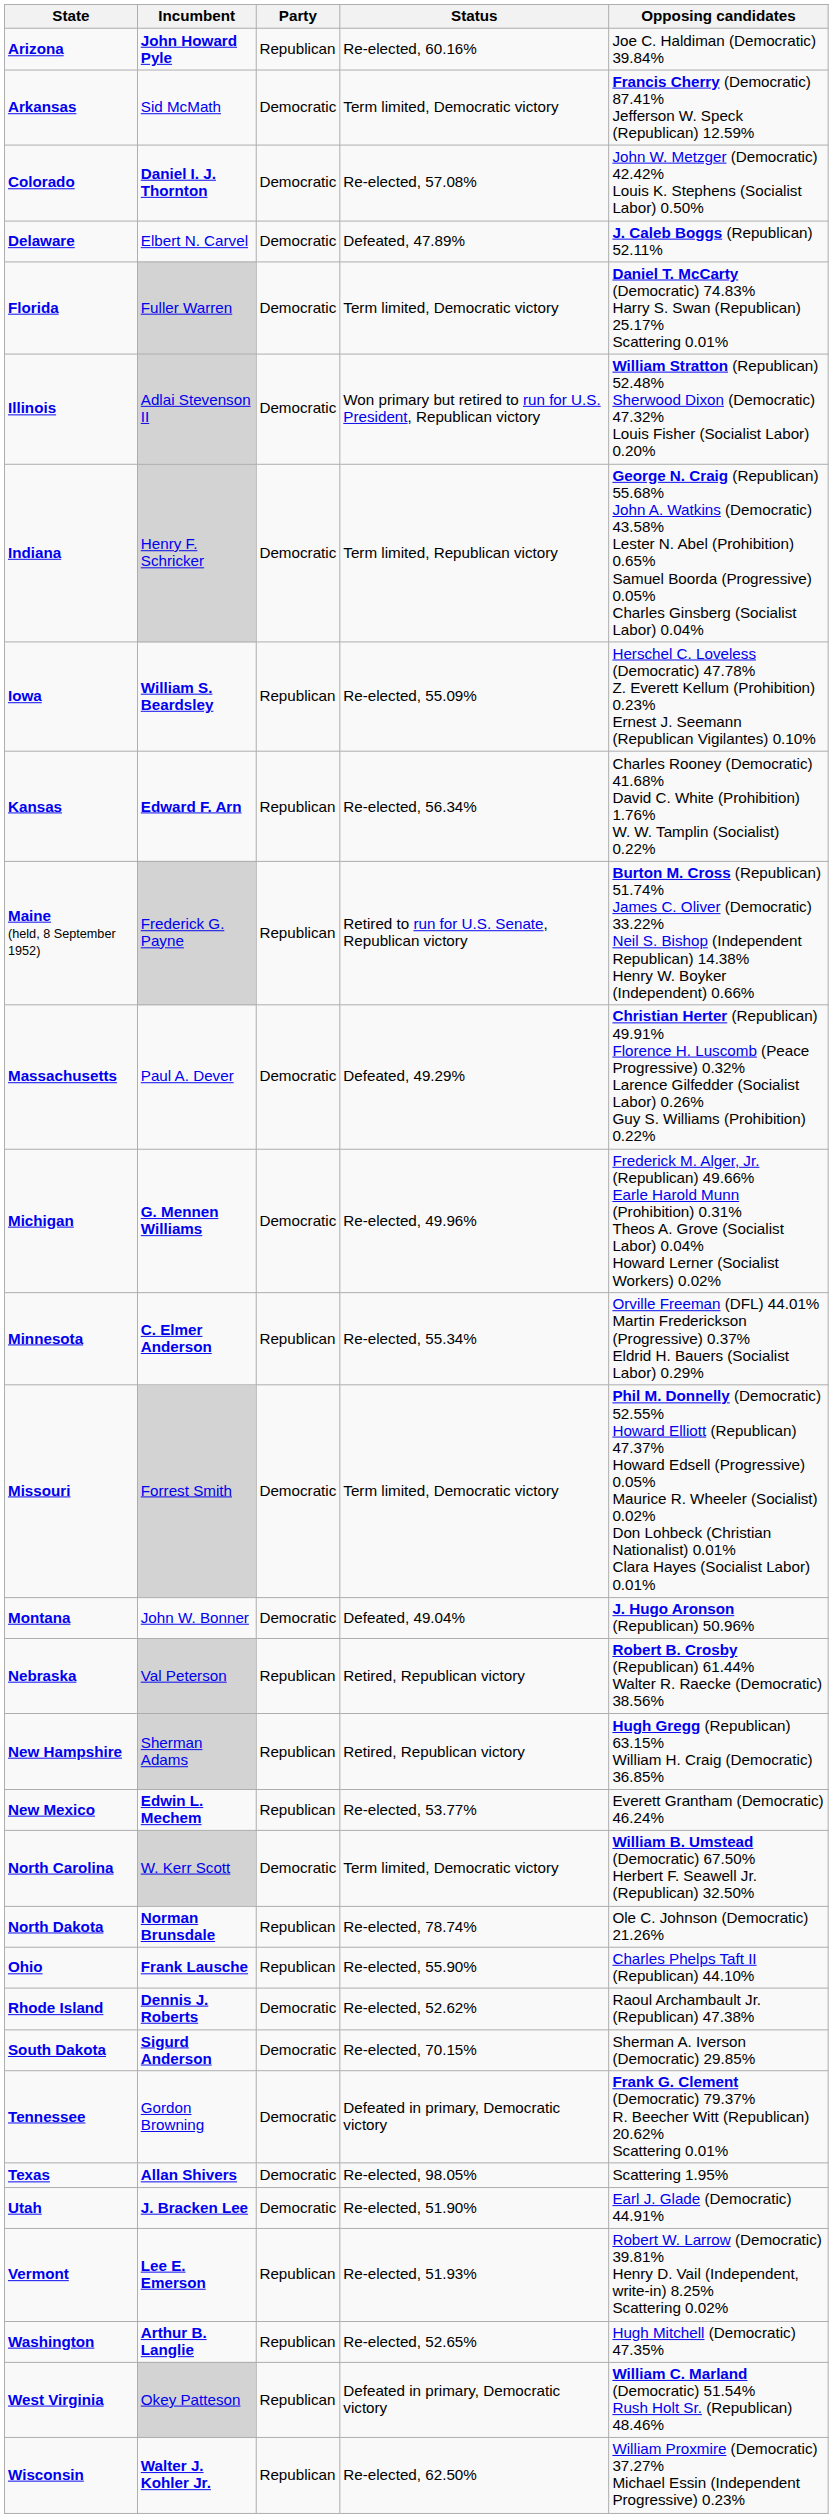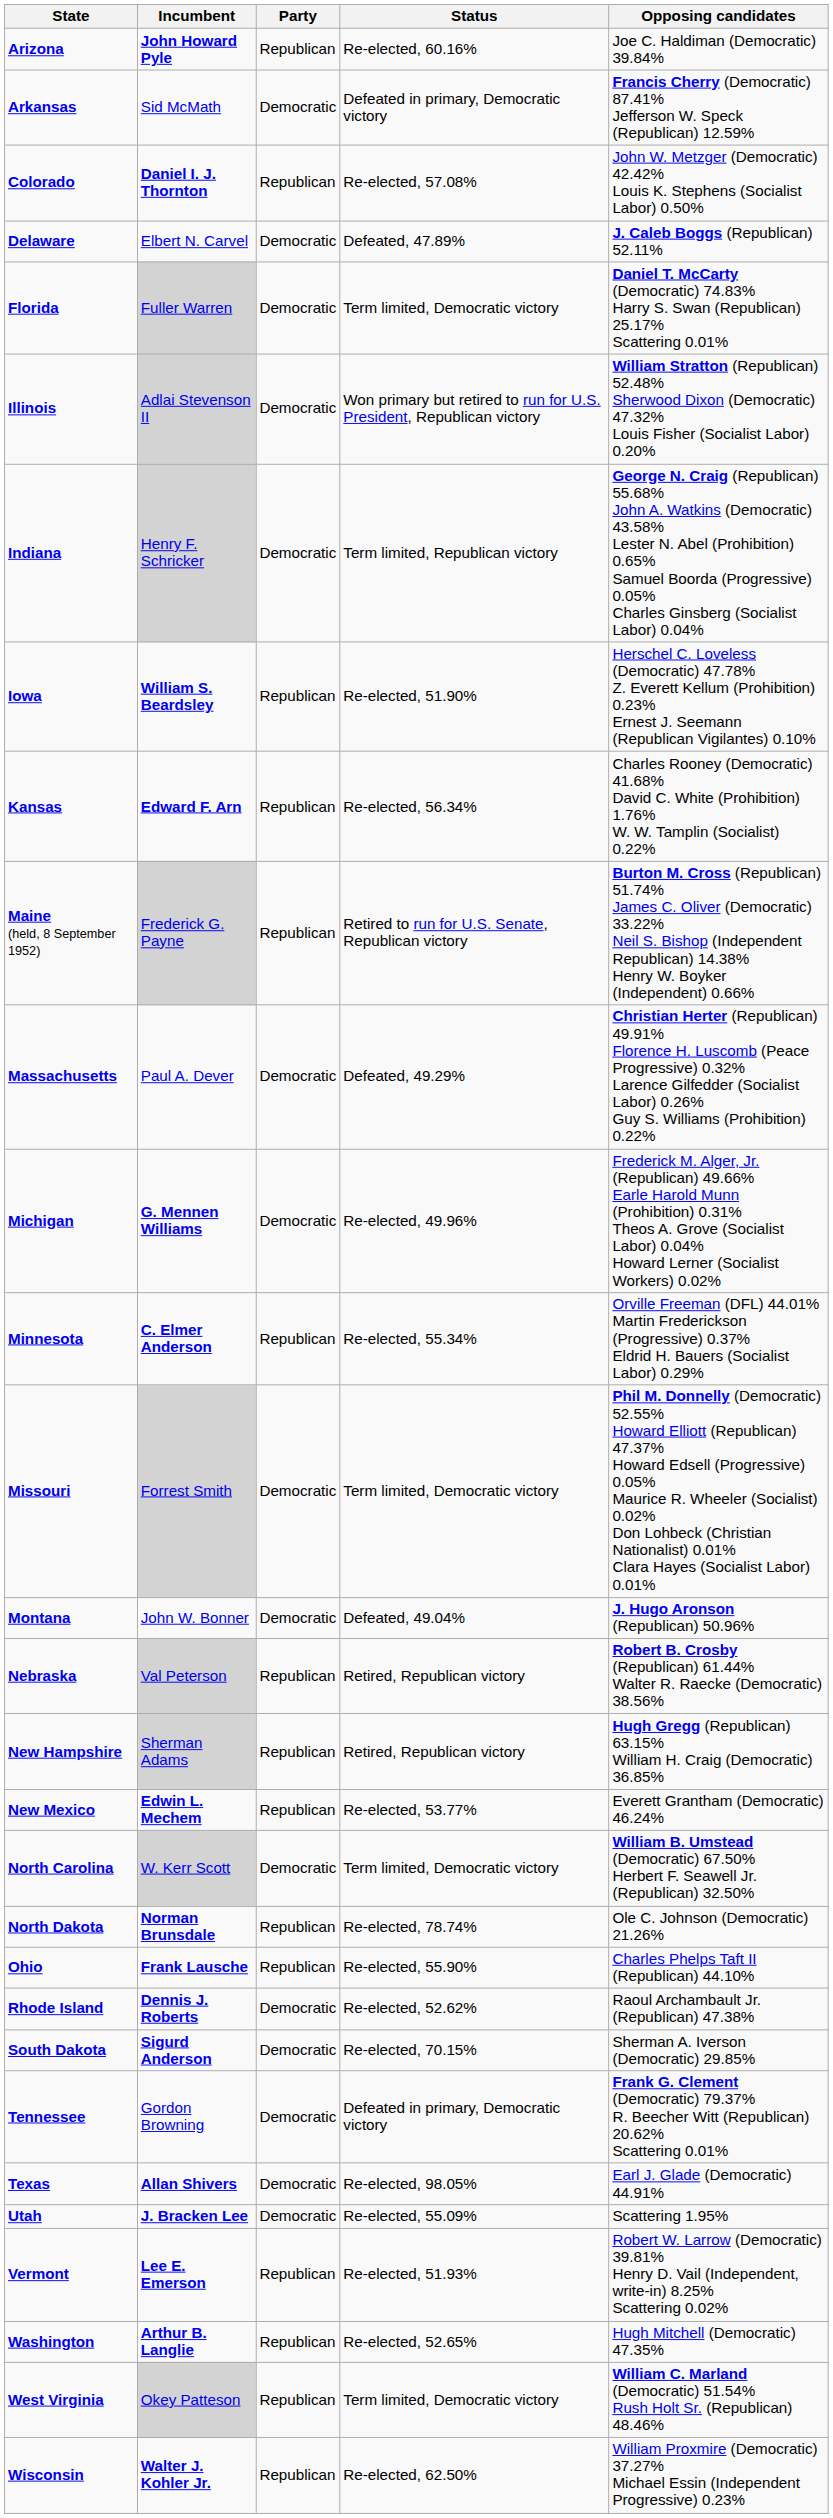(451, 107) Term limited, Democratic victory -> (452, 107) Defeated in primary, Democratic victory
(298, 182) Democratic -> (297, 182) Republican
(410, 696) Re-elected, 55.09% -> (410, 696) Re-elected, 51.90%
(670, 2175) Scattering 1.95% -> (702, 2183) Earl J. Glade (Democratic) 44.91%
(410, 2207) Re-elected, 51.90% -> (410, 2216) Re-elected, 55.09%
(702, 2207) Earl J. Glade (Democratic) 44.91% -> (670, 2216) Scattering 1.95%
(452, 2399) Defeated in primary, Democratic victory -> (451, 2399) Term limited, Democratic victory
